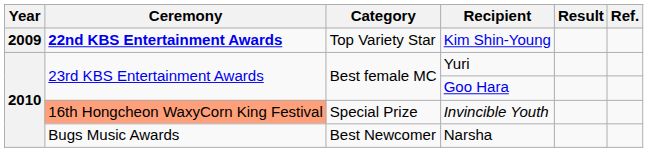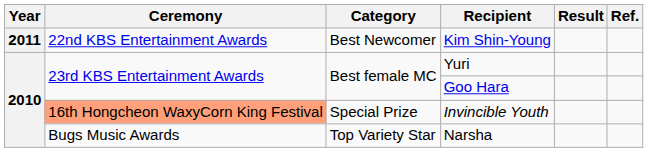(25, 40) 2009 -> (25, 40) 2011
(165, 40) bold -> (158, 40) normal
(383, 40) Top Variety Star -> (383, 40) Best Newcomer
(383, 135) Best Newcomer -> (383, 135) Top Variety Star
